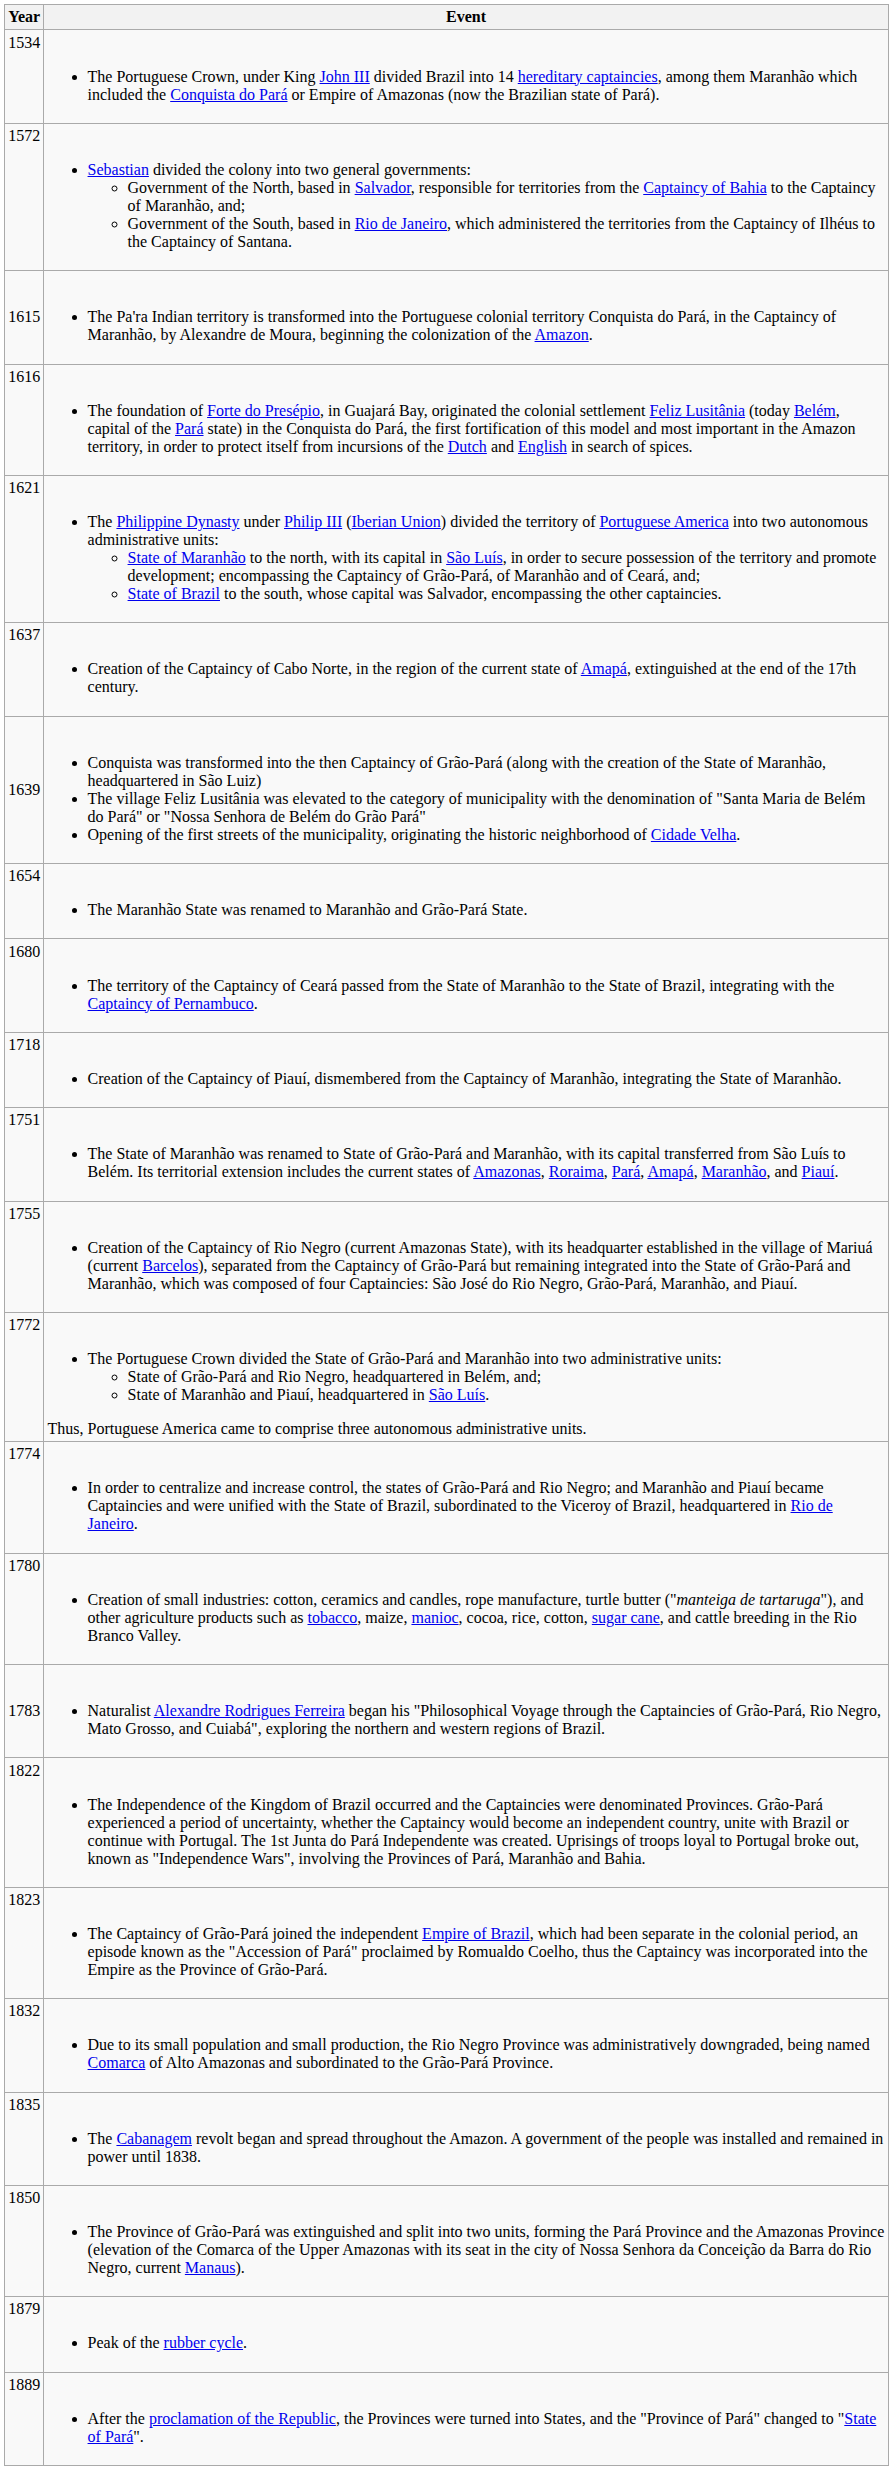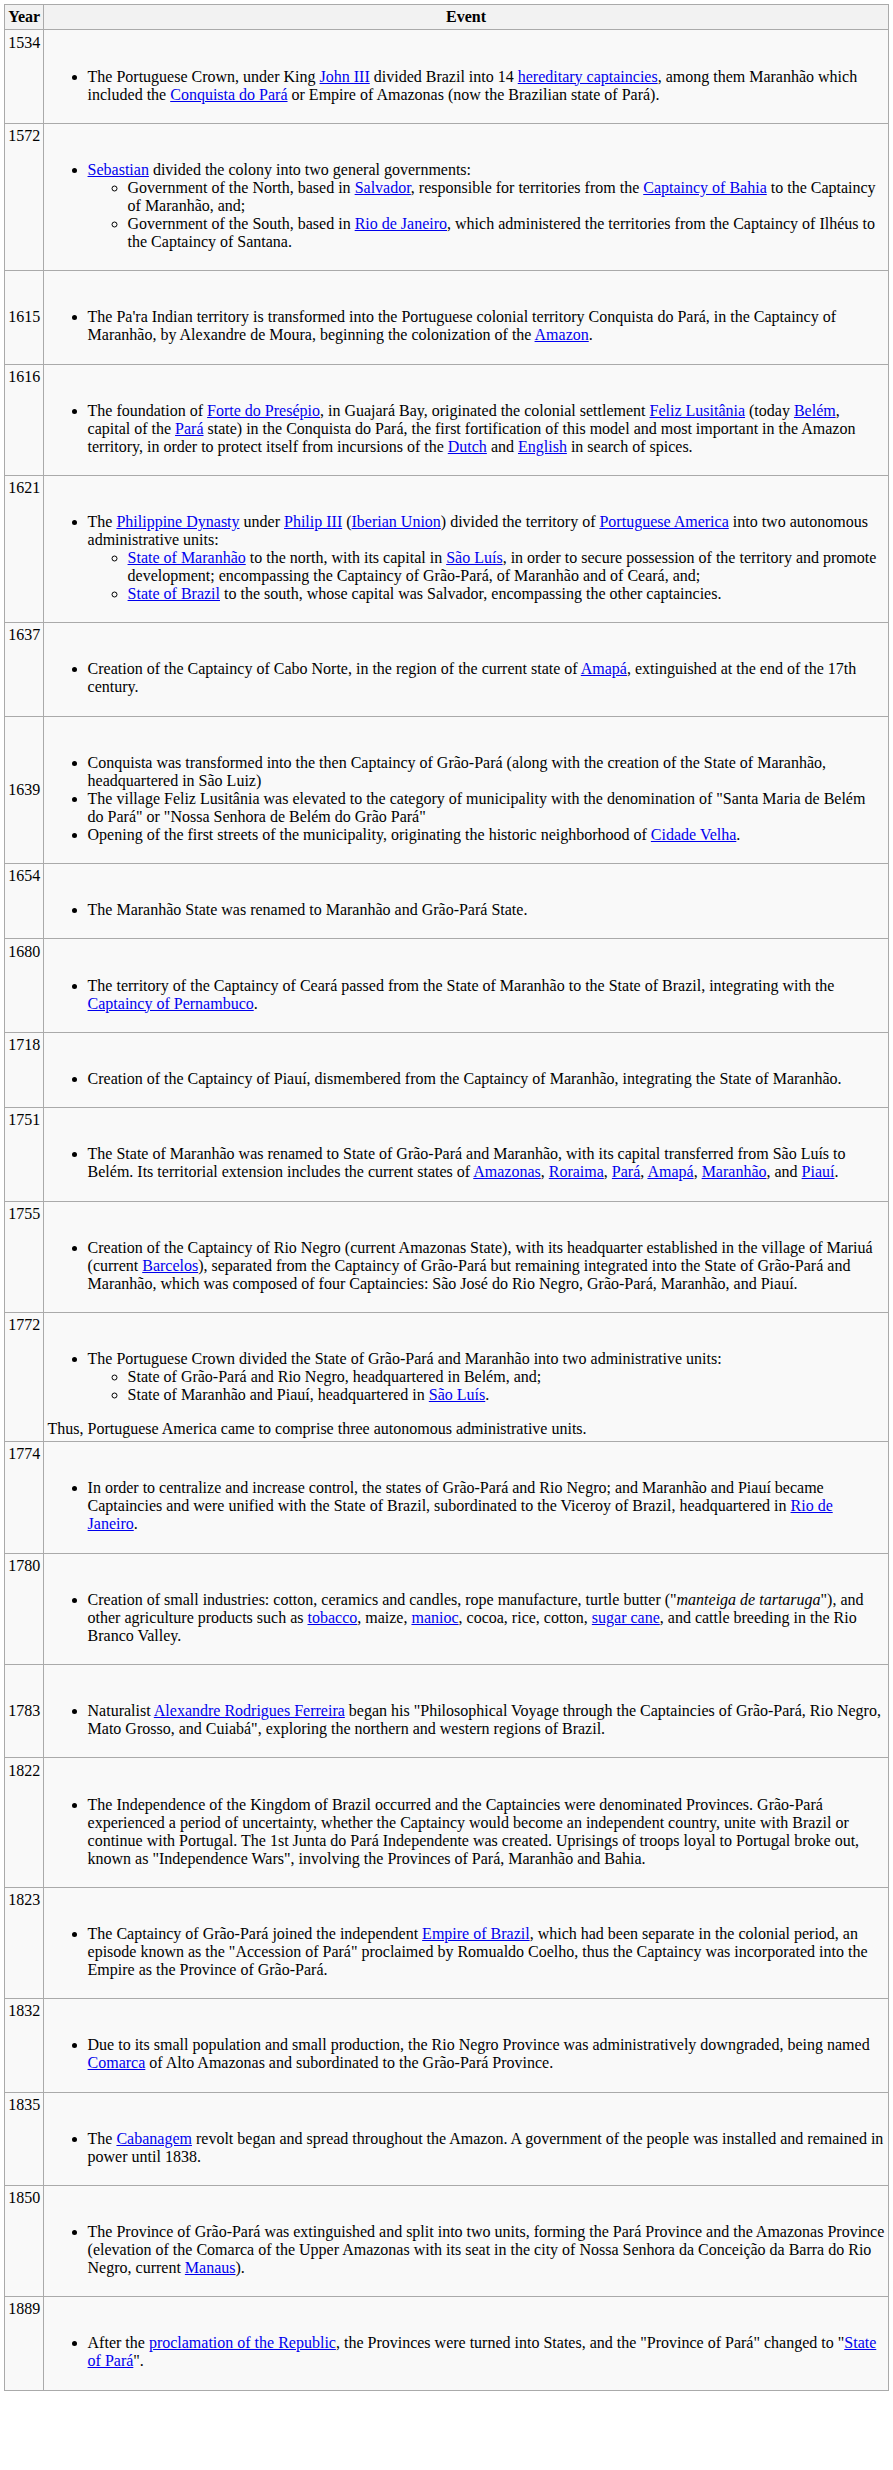- row: (466, 2343)
